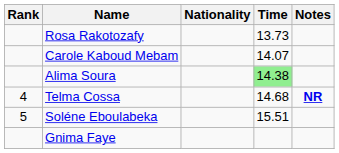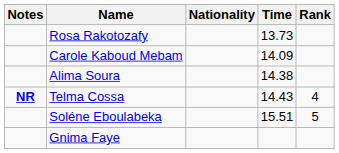columns swapped: (23, 14) <-> (313, 14)
(273, 55) 14.07 -> (277, 55) 14.09
(273, 76) lightgreen background -> (277, 76) no background
(273, 96) 14.68 -> (277, 96) 14.43
